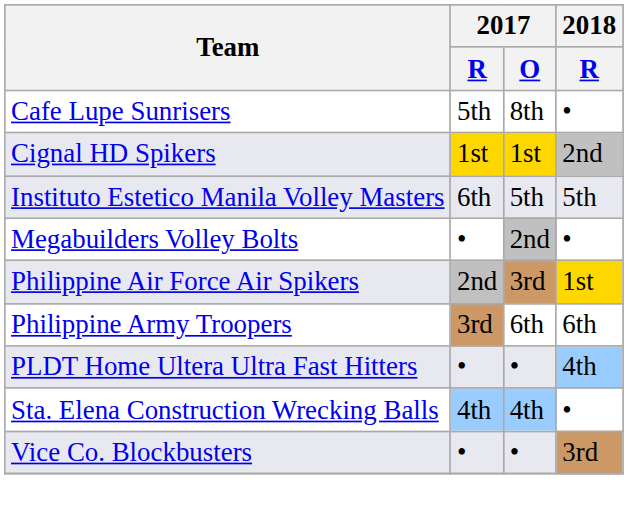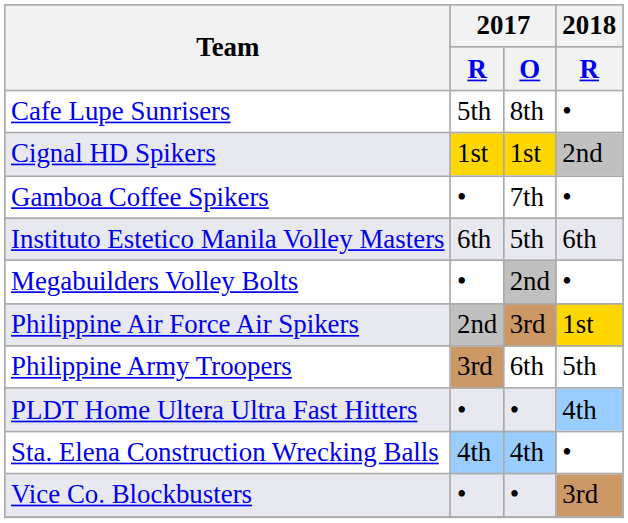+ row: (140, 196)
(580, 196) 5th -> (580, 238) 6th
(580, 324) 6th -> (580, 366) 5th
